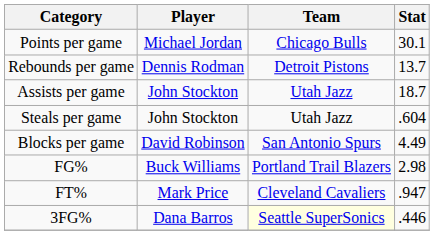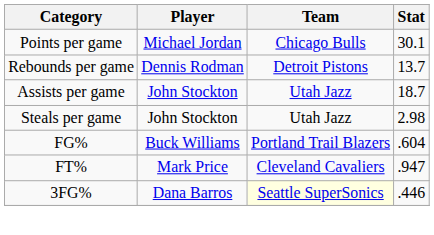(412, 117) .604 -> (411, 117) 2.98
- row: (71, 142)
(412, 167) 2.98 -> (411, 142) .604
